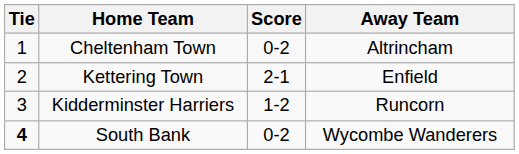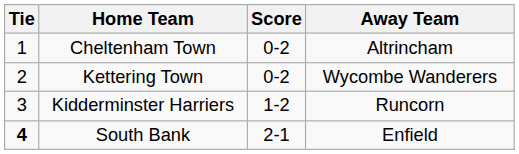(276, 76) 2-1 -> (276, 76) 0-2
(410, 76) Enfield -> (410, 76) Wycombe Wanderers
(276, 134) 0-2 -> (276, 134) 2-1
(410, 134) Wycombe Wanderers -> (410, 134) Enfield
